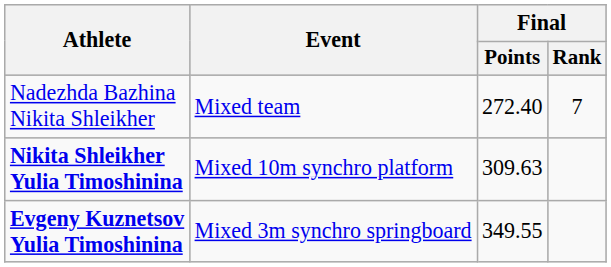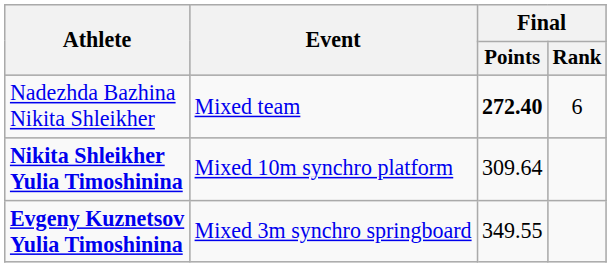(512, 106) normal -> (512, 106) bold
(577, 106) 7 -> (577, 106) 6
(512, 169) 309.63 -> (512, 169) 309.64
